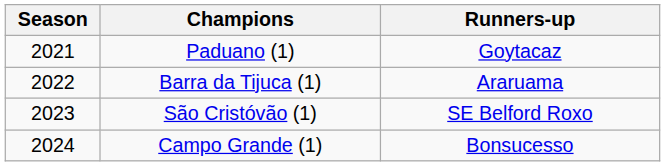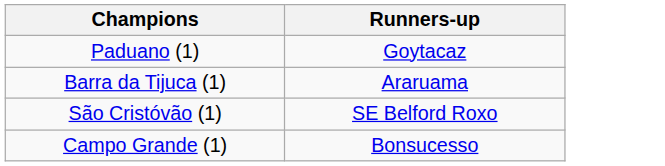- column: (53, 20)
